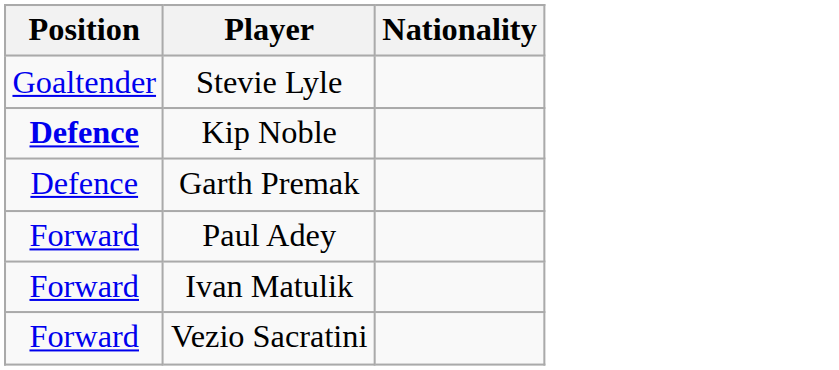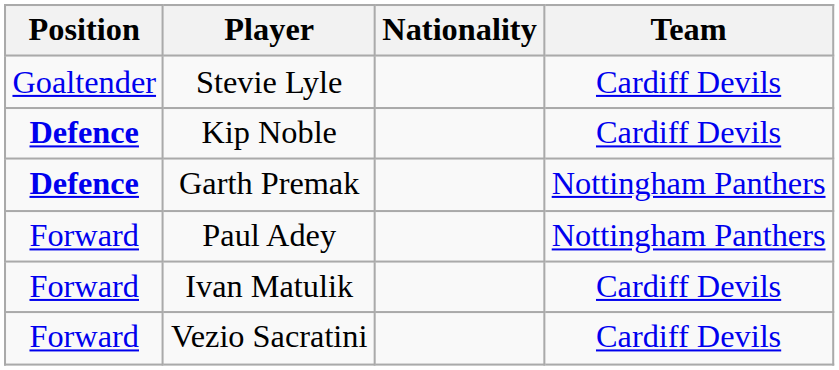+ column: (689, 30)
(84, 183) normal -> (84, 183) bold
